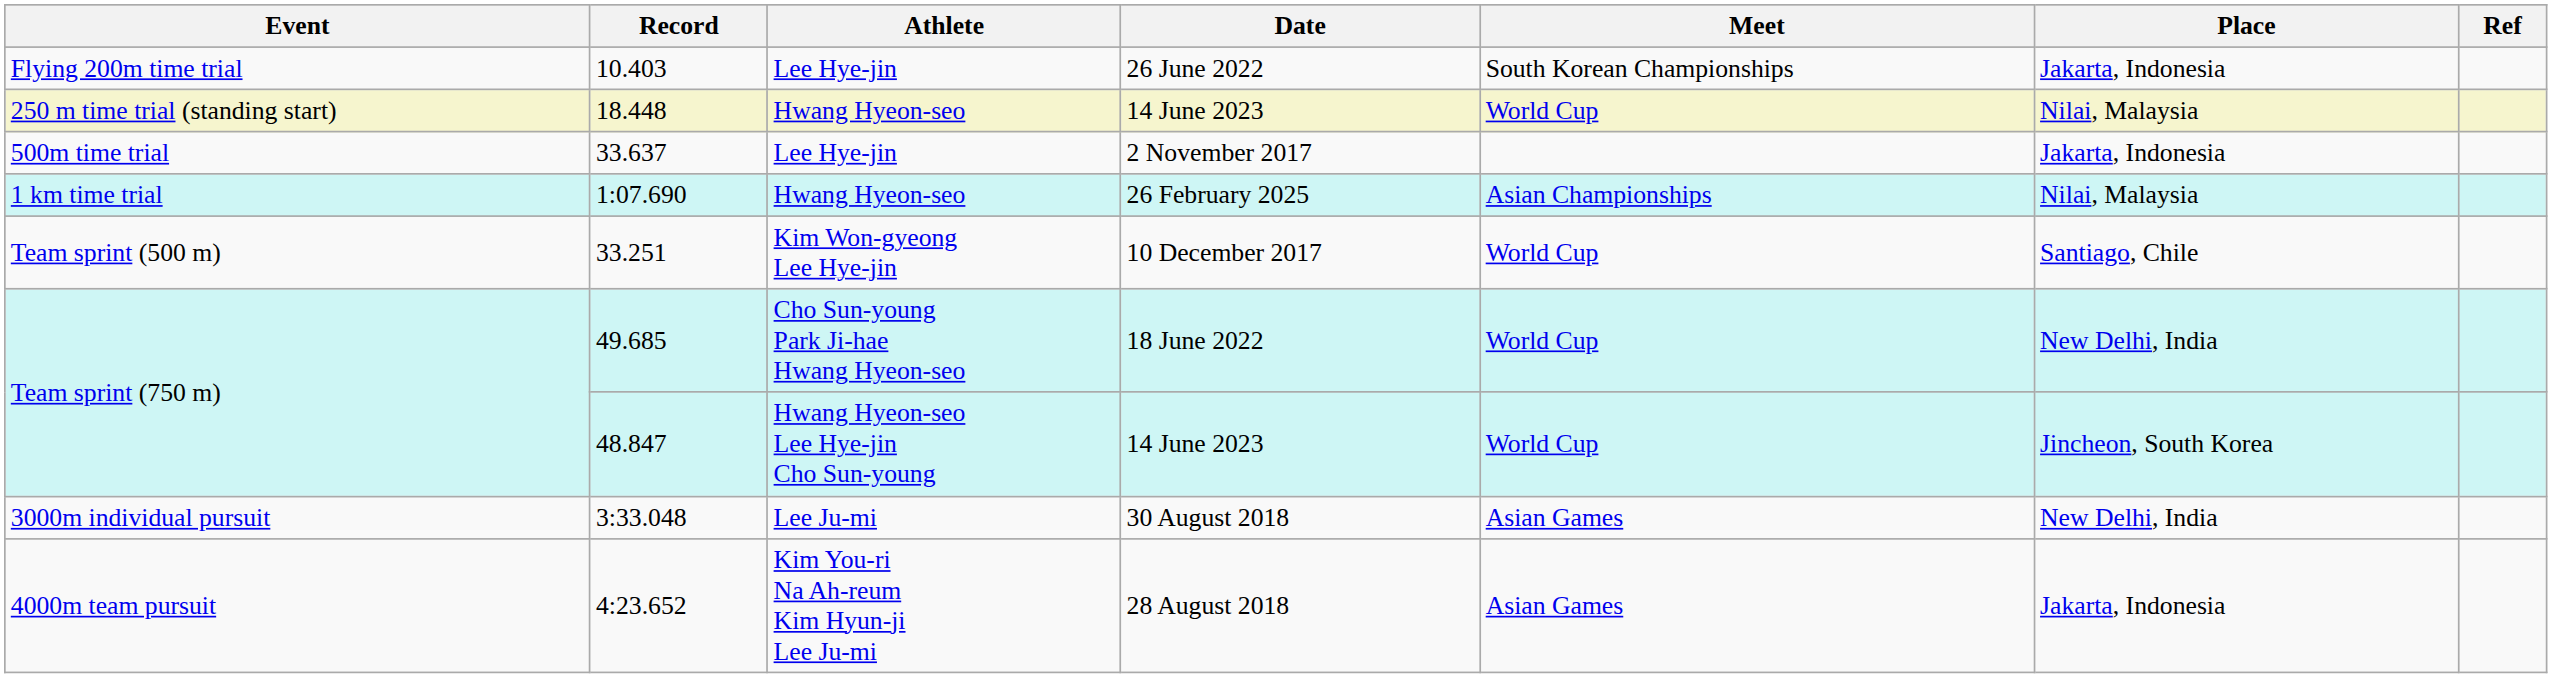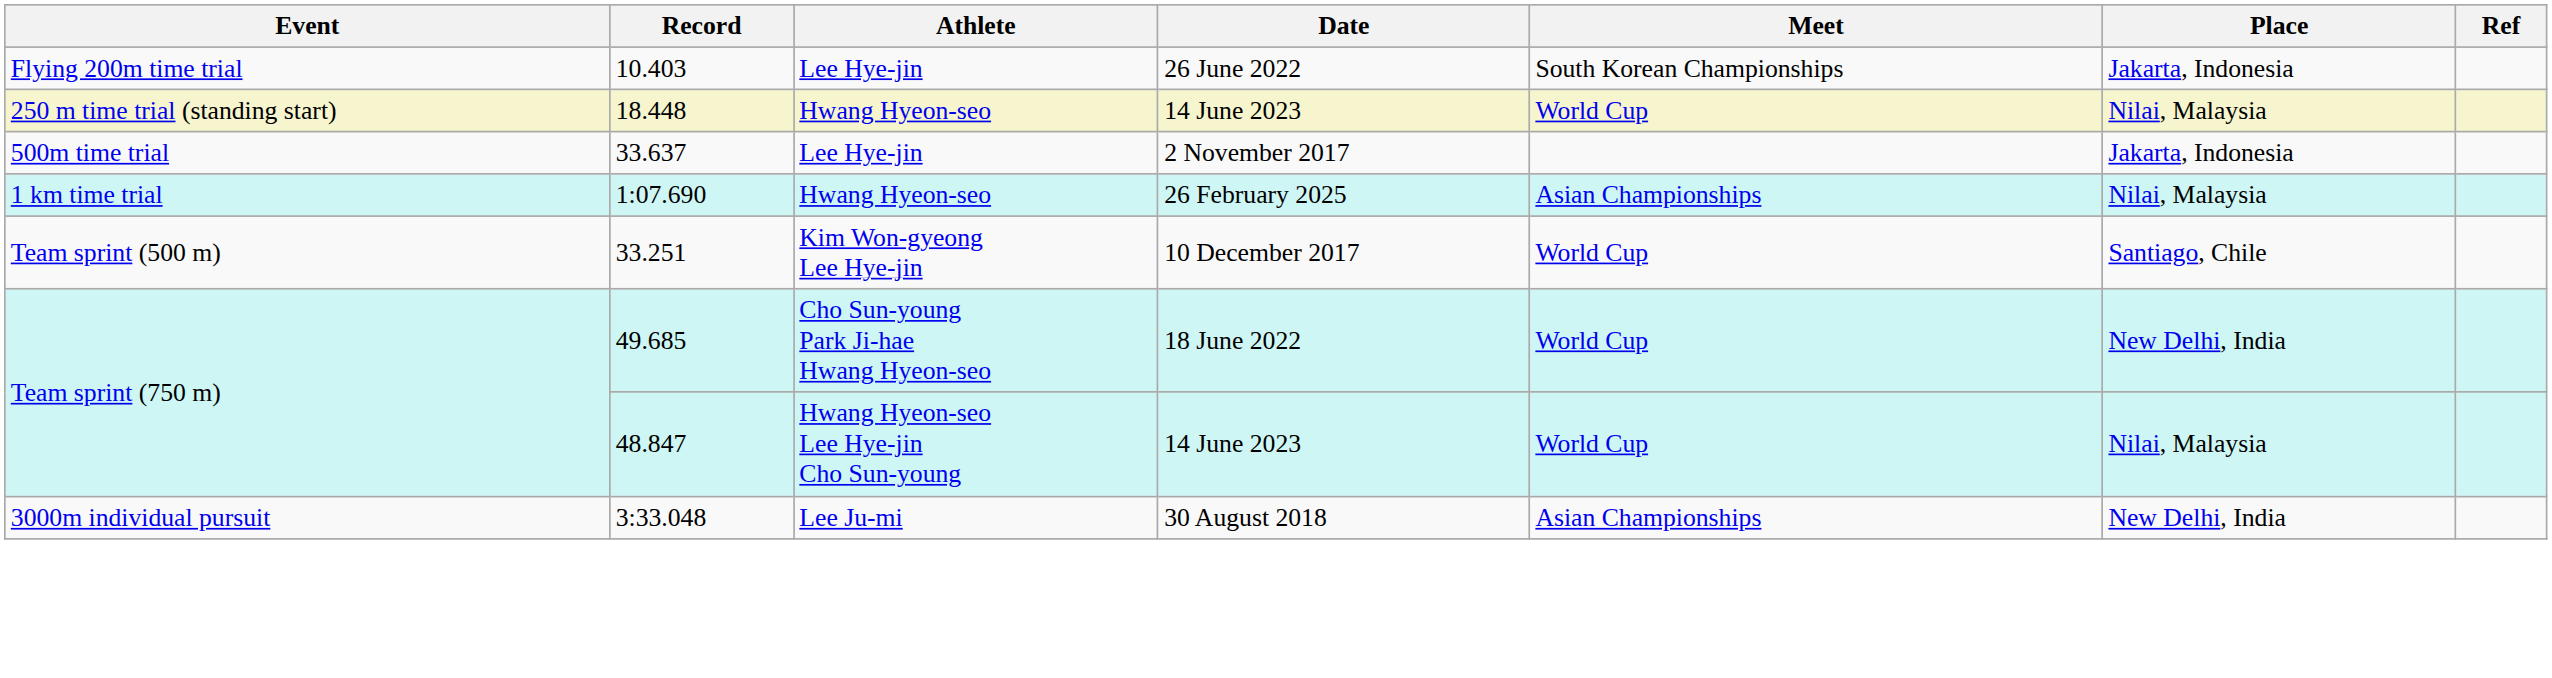(2157, 444) Jincheon, South Korea -> (2188, 444) Nilai, Malaysia
(1554, 516) Asian Games -> (1648, 516) Asian Championships
- row: (641, 604)
